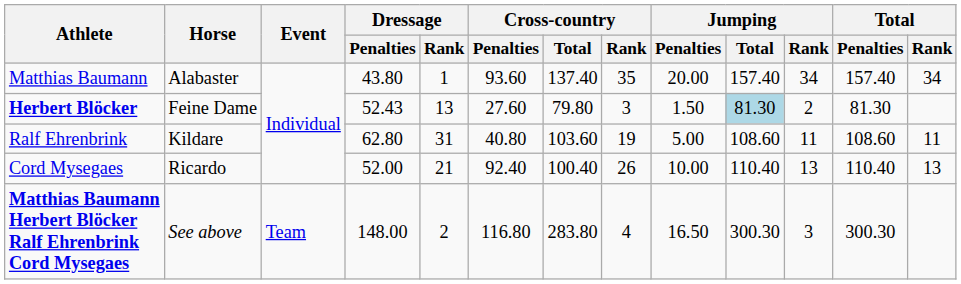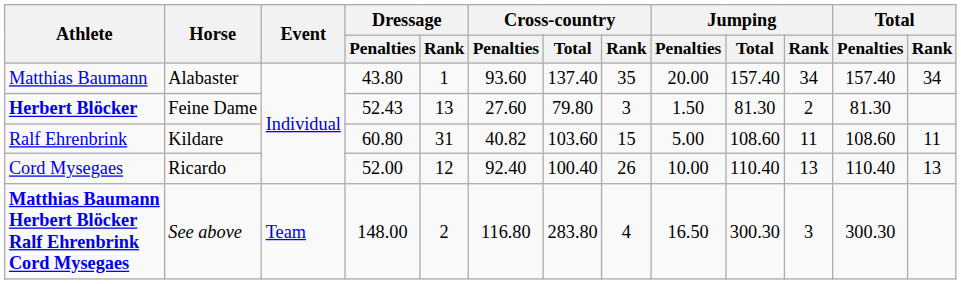(755, 108) lightblue background -> (755, 108) no background
(382, 138) 62.80 -> (382, 138) 60.80
(506, 138) 40.80 -> (506, 138) 40.82
(626, 138) 19 -> (626, 138) 15
(444, 169) 21 -> (444, 169) 12
